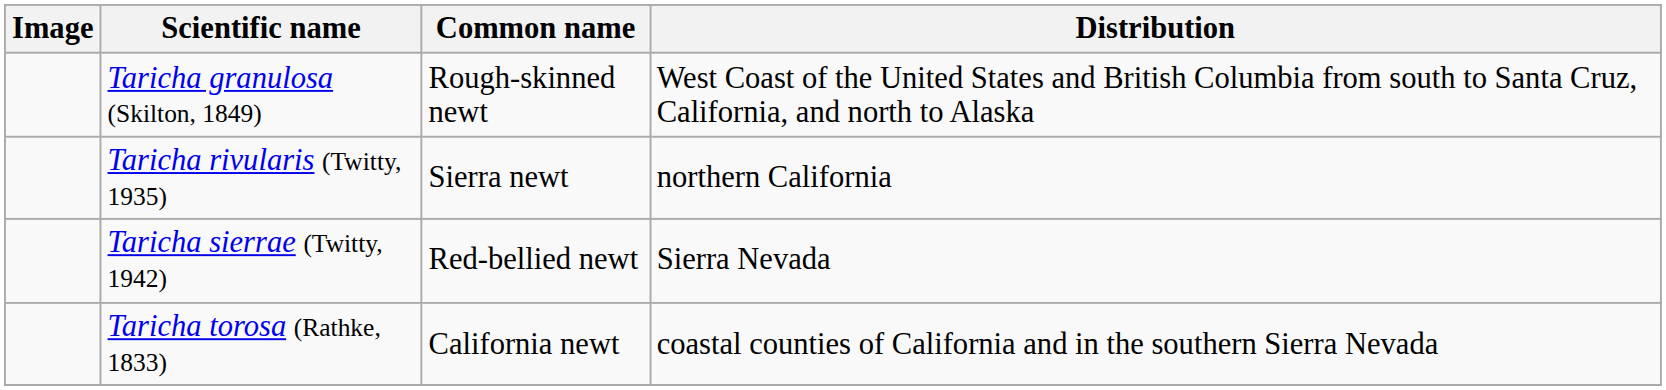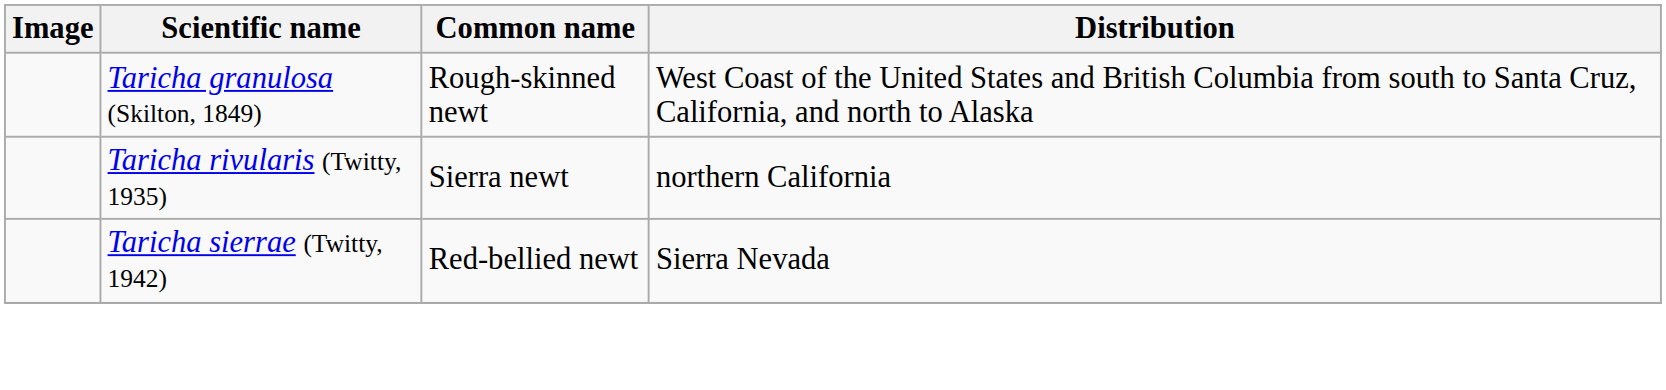- row: (244, 342)
